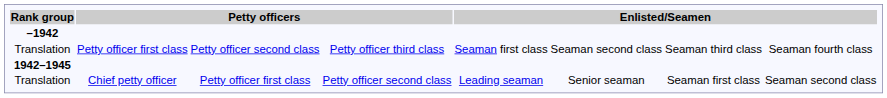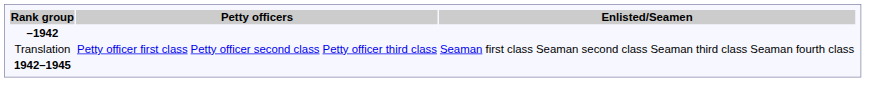- row: (42, 80)
